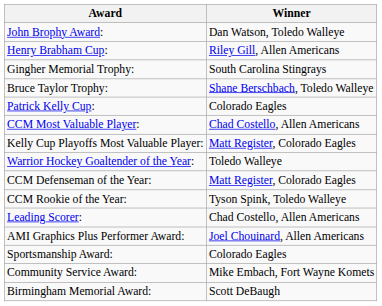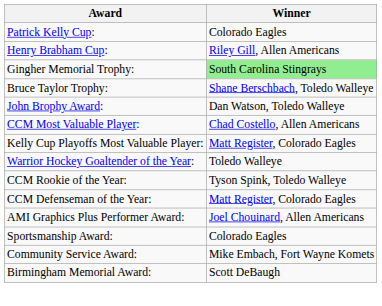rows swapped: (51, 106) <-> (55, 32)
(268, 69) no background -> (268, 69) lightgreen background
rows swapped: (67, 198) <-> (79, 180)
- row: (45, 217)
